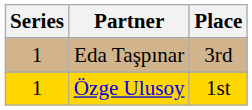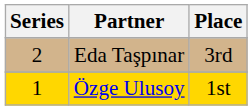(37, 54) 1 -> (37, 54) 2
